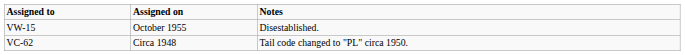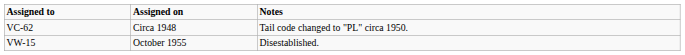rows swapped: (20, 43) <-> (21, 27)
